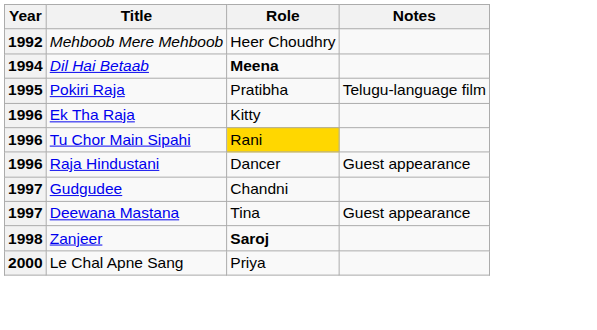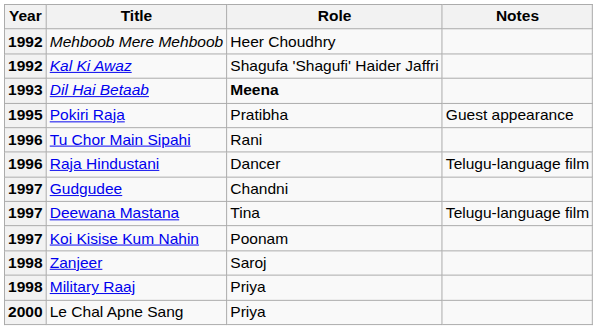+ row: (91, 66)
(25, 66) 1994 -> (25, 90) 1993
(414, 90) Telugu-language film -> (510, 115) Guest appearance
- row: (92, 115)
(246, 139) gold background -> (246, 139) no background
(407, 164) Guest appearance -> (517, 164) Telugu-language film
(407, 213) Guest appearance -> (517, 213) Telugu-language film
+ row: (124, 238)
(250, 238) bold -> (248, 262) normal
+ row: (92, 287)
